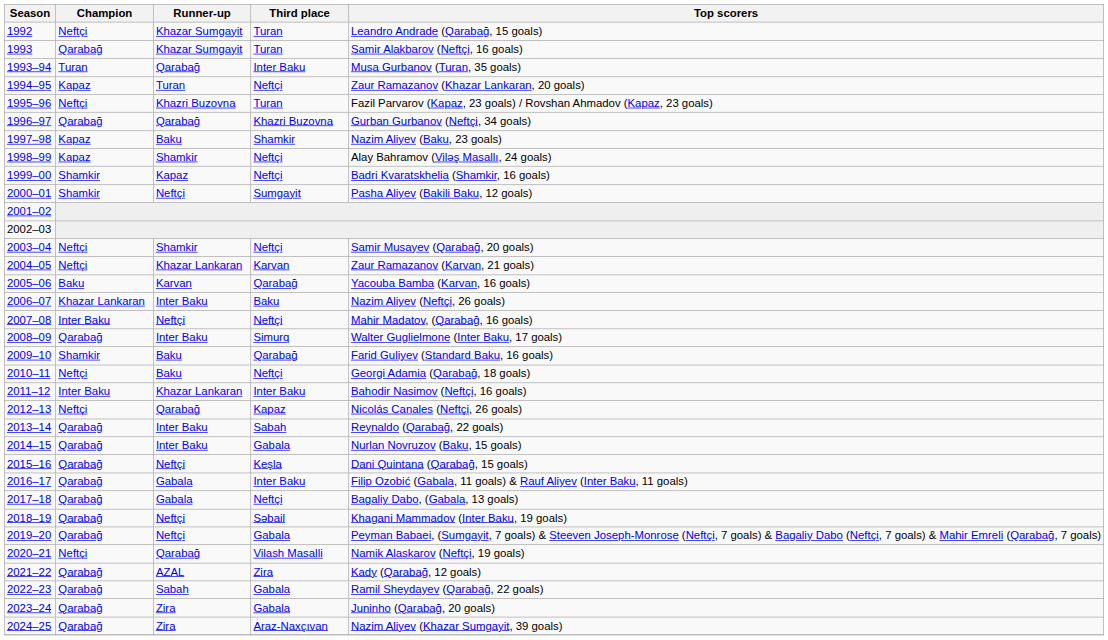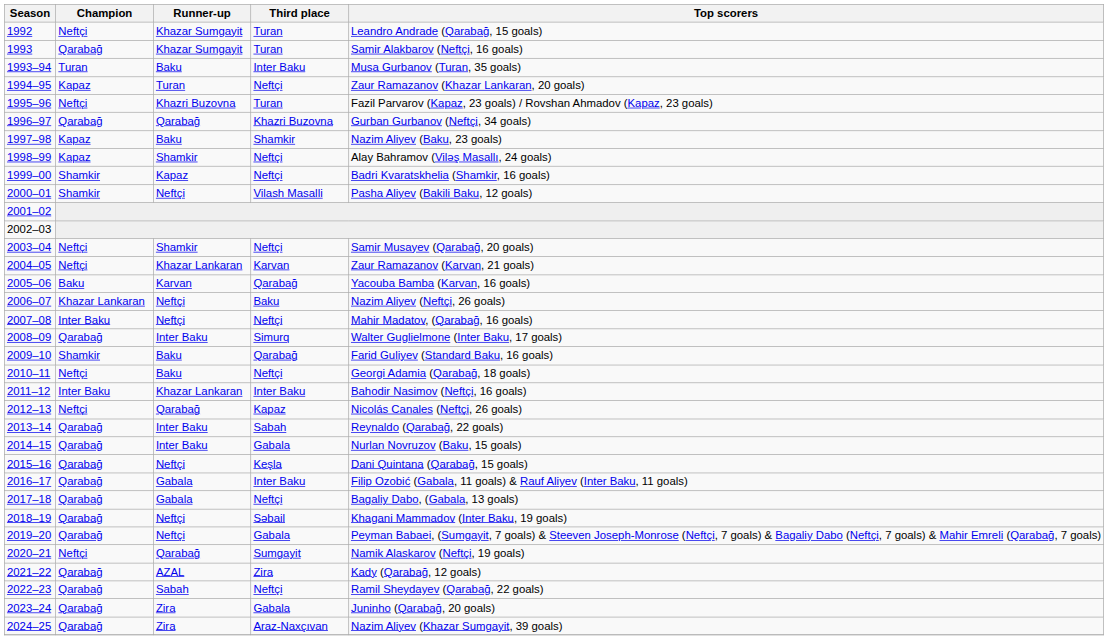(178, 67) Qarabağ -> (169, 67) Baku
(277, 193) Sumgayit -> (288, 193) Vilash Masalli
(182, 301) Inter Baku -> (170, 301) Neftçi
(288, 553) Vilash Masalli -> (277, 553) Sumgayit
(272, 590) Gabala -> (268, 590) Neftçi
